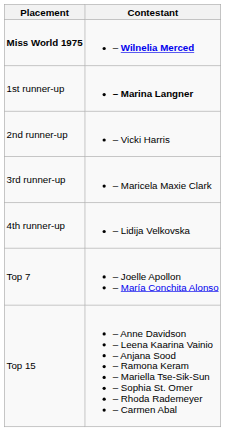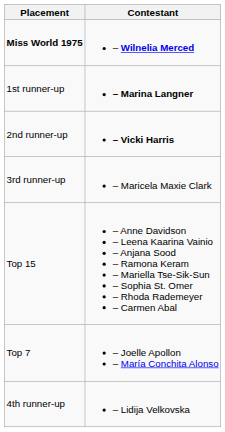(153, 140) normal -> (153, 140) bold
rows swapped: (36, 226) <-> (21, 366)
